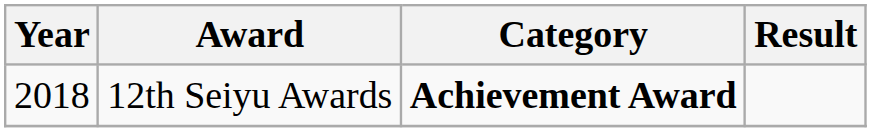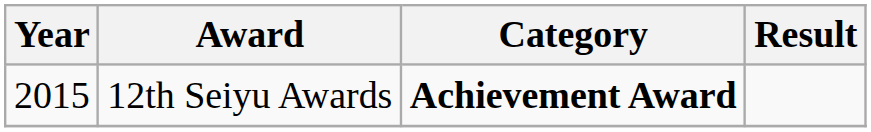(52, 94) 2018 -> (52, 94) 2015
